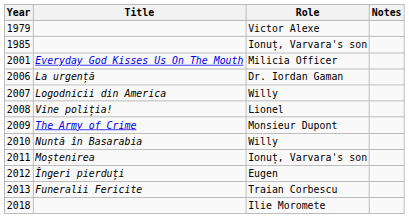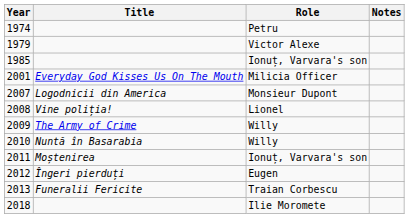+ row: (19, 29)
- row: (19, 77)
(263, 93) Willy -> (293, 93) Monsieur Dupont
(293, 125) Monsieur Dupont -> (263, 125) Willy
